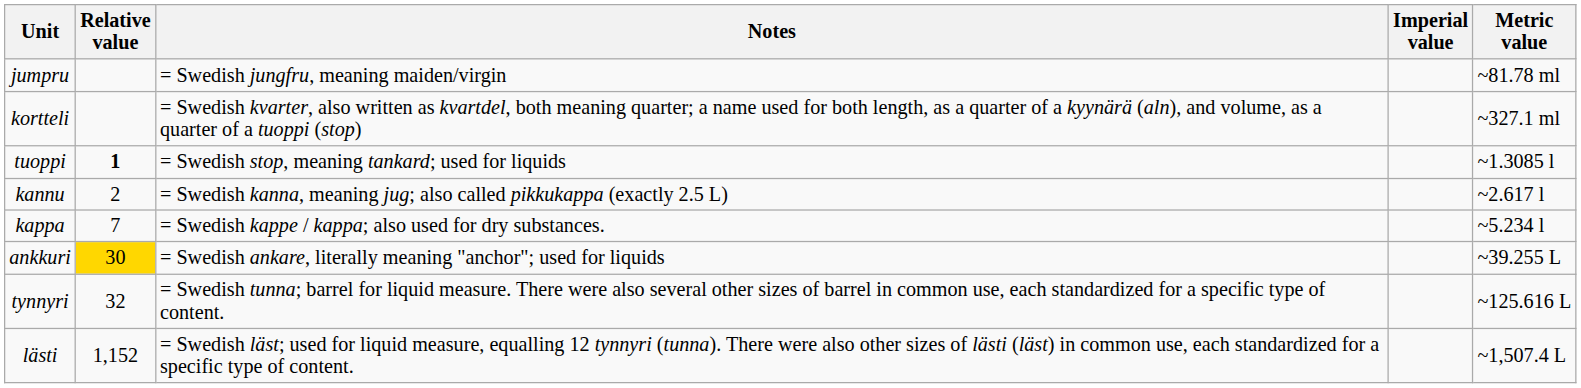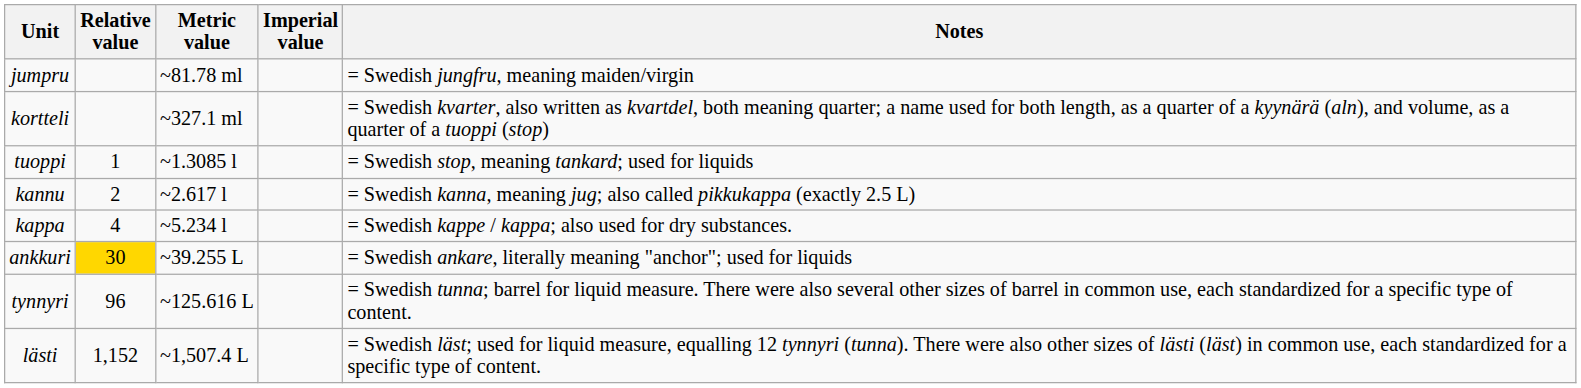columns swapped: (1524, 31) <-> (772, 31)
(115, 161) bold -> (115, 161) normal
(115, 225) 7 -> (115, 225) 4
(115, 300) 32 -> (115, 300) 96
